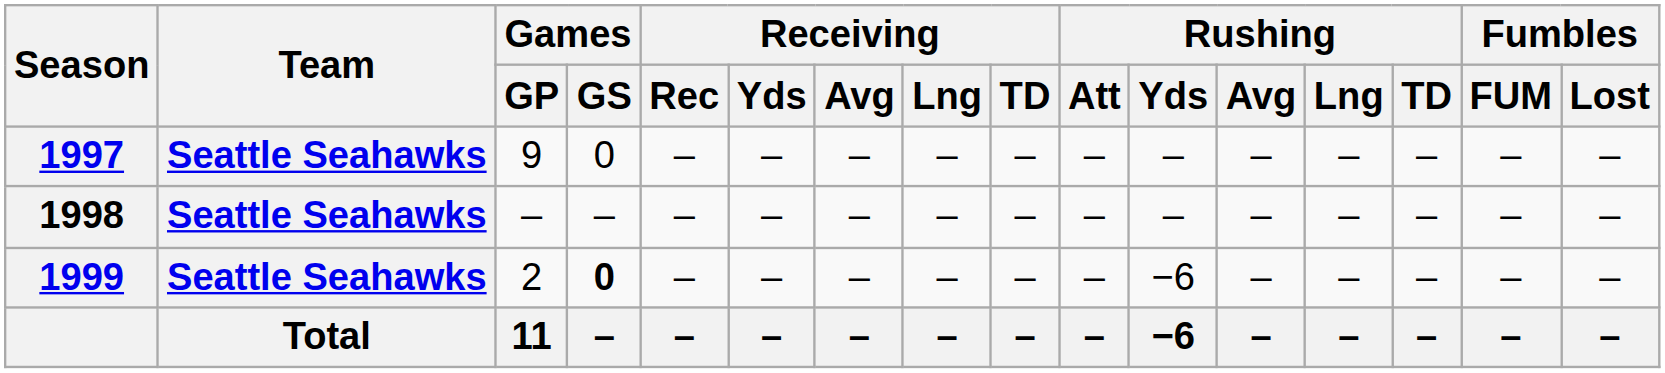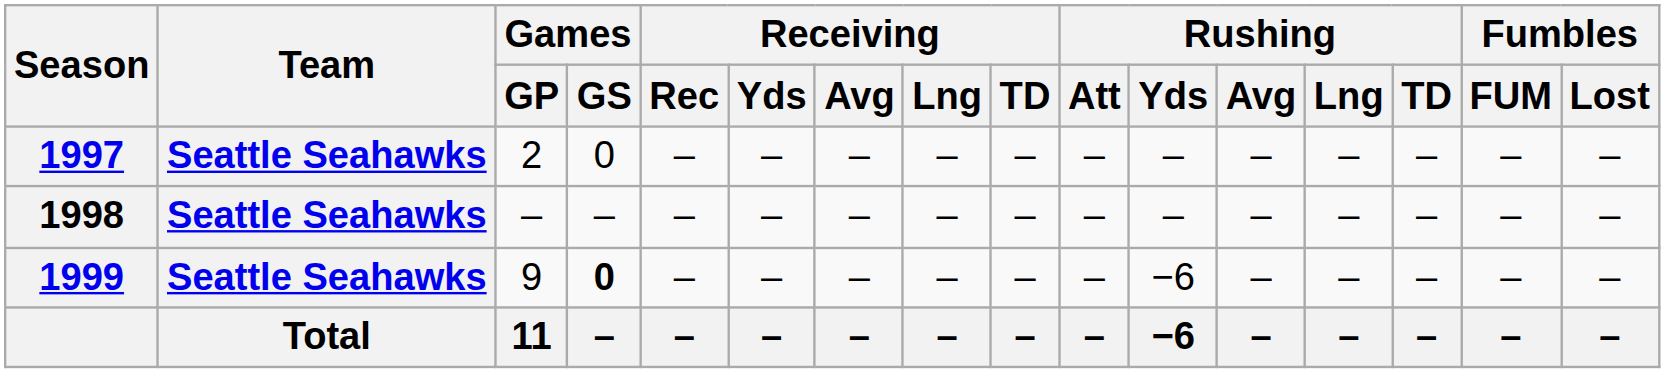(532, 155) 9 -> (532, 155) 2
(532, 276) 2 -> (532, 276) 9
